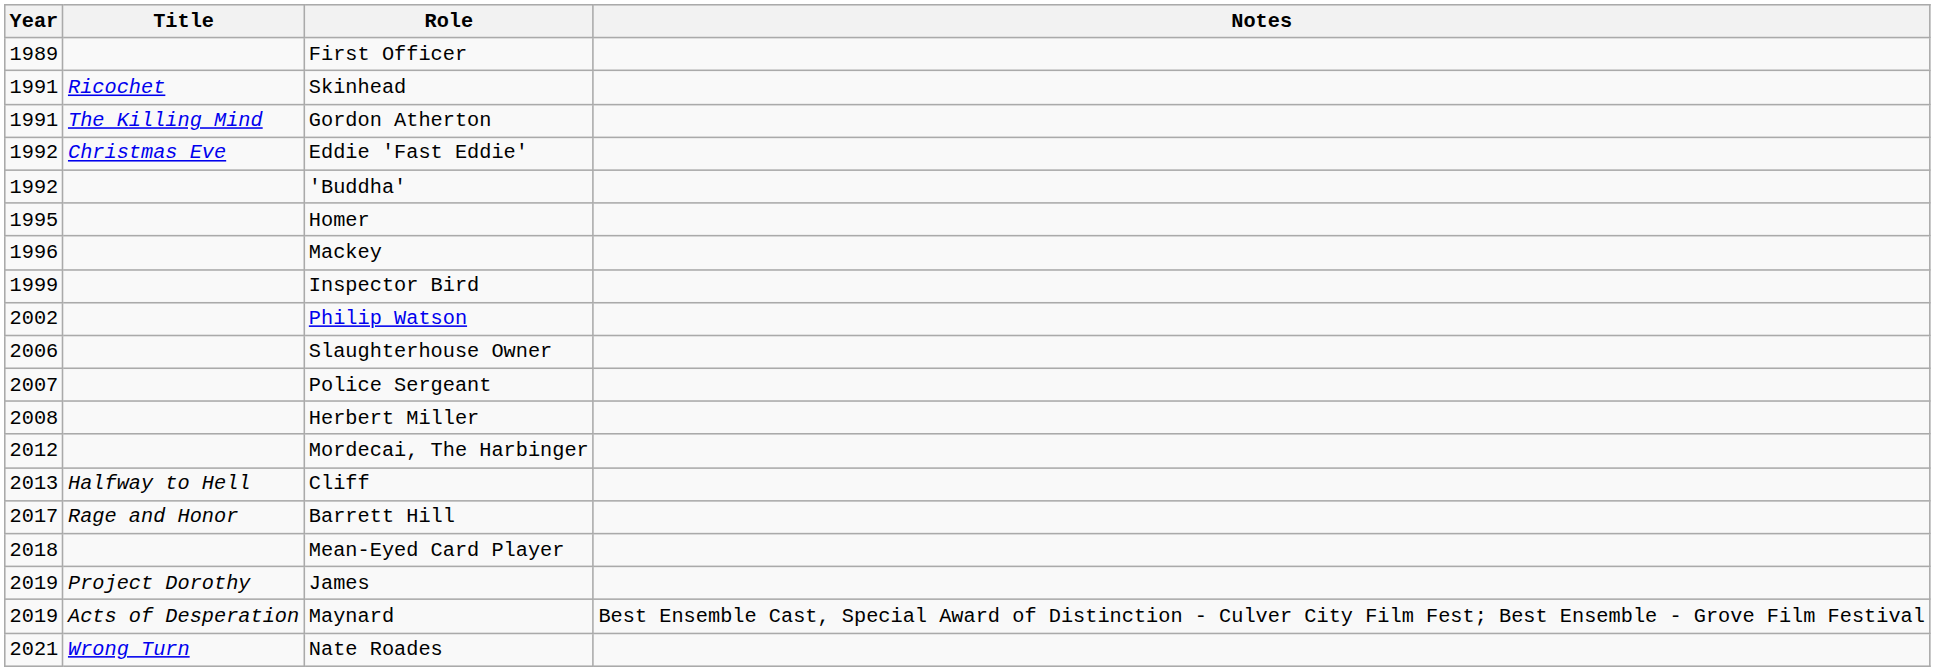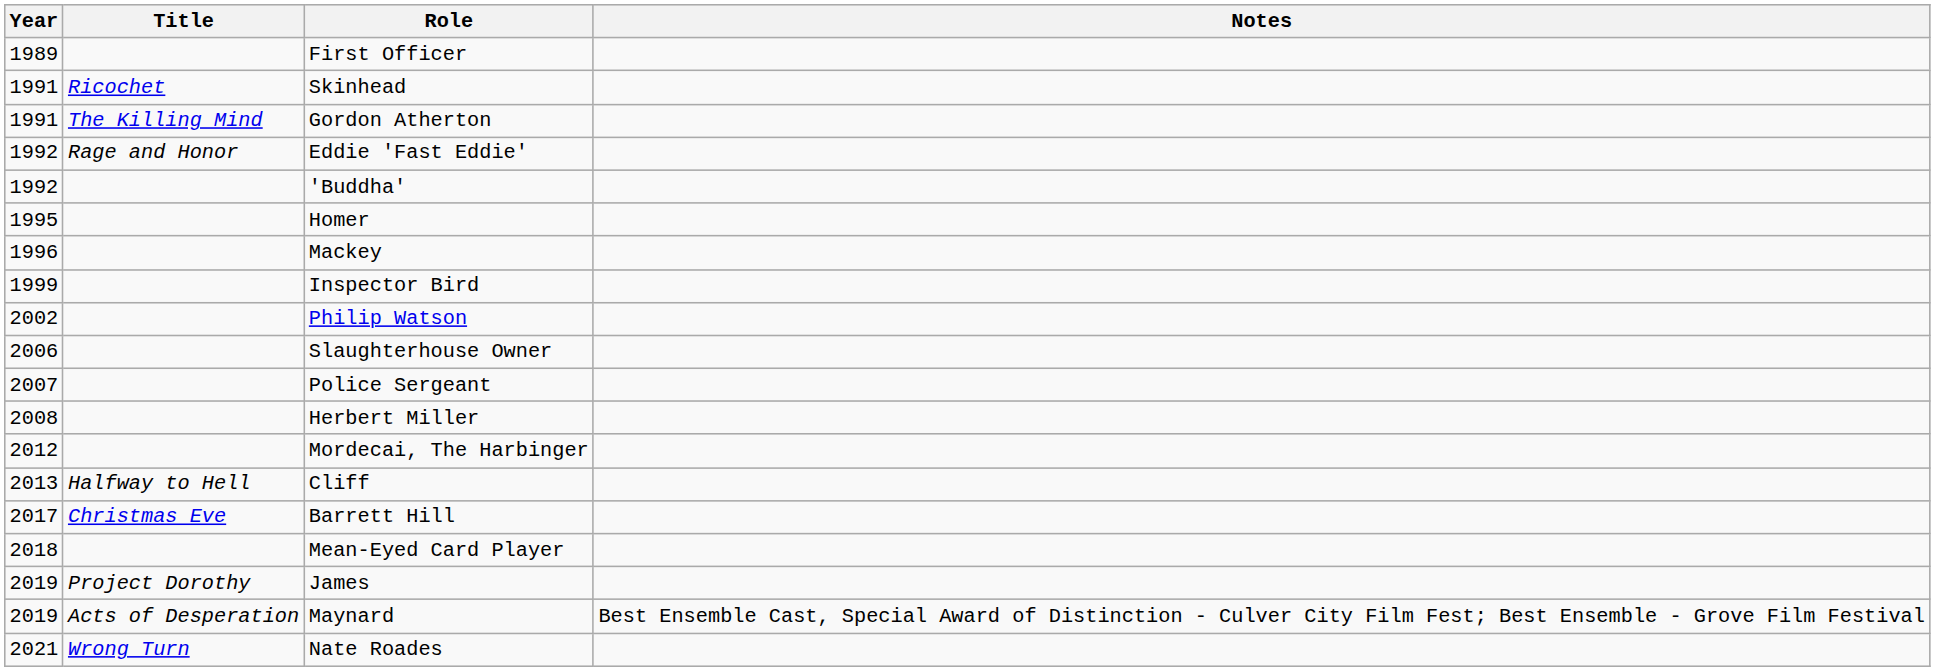(147, 154) Christmas Eve -> (153, 154) Rage and Honor
(153, 517) Rage and Honor -> (147, 517) Christmas Eve
